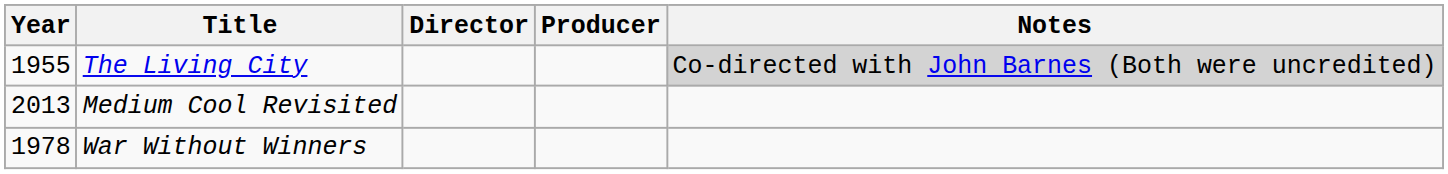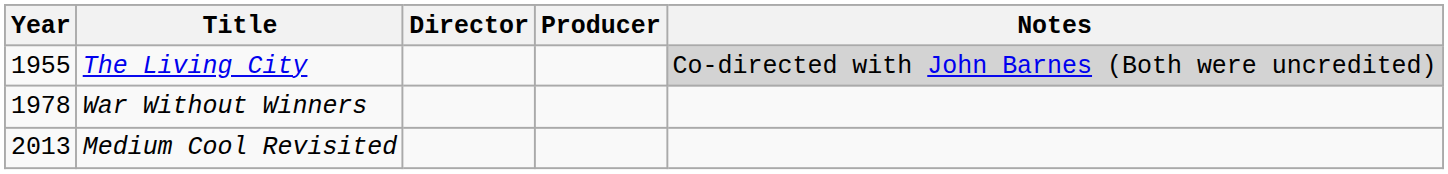rows swapped: (225, 147) <-> (240, 107)
